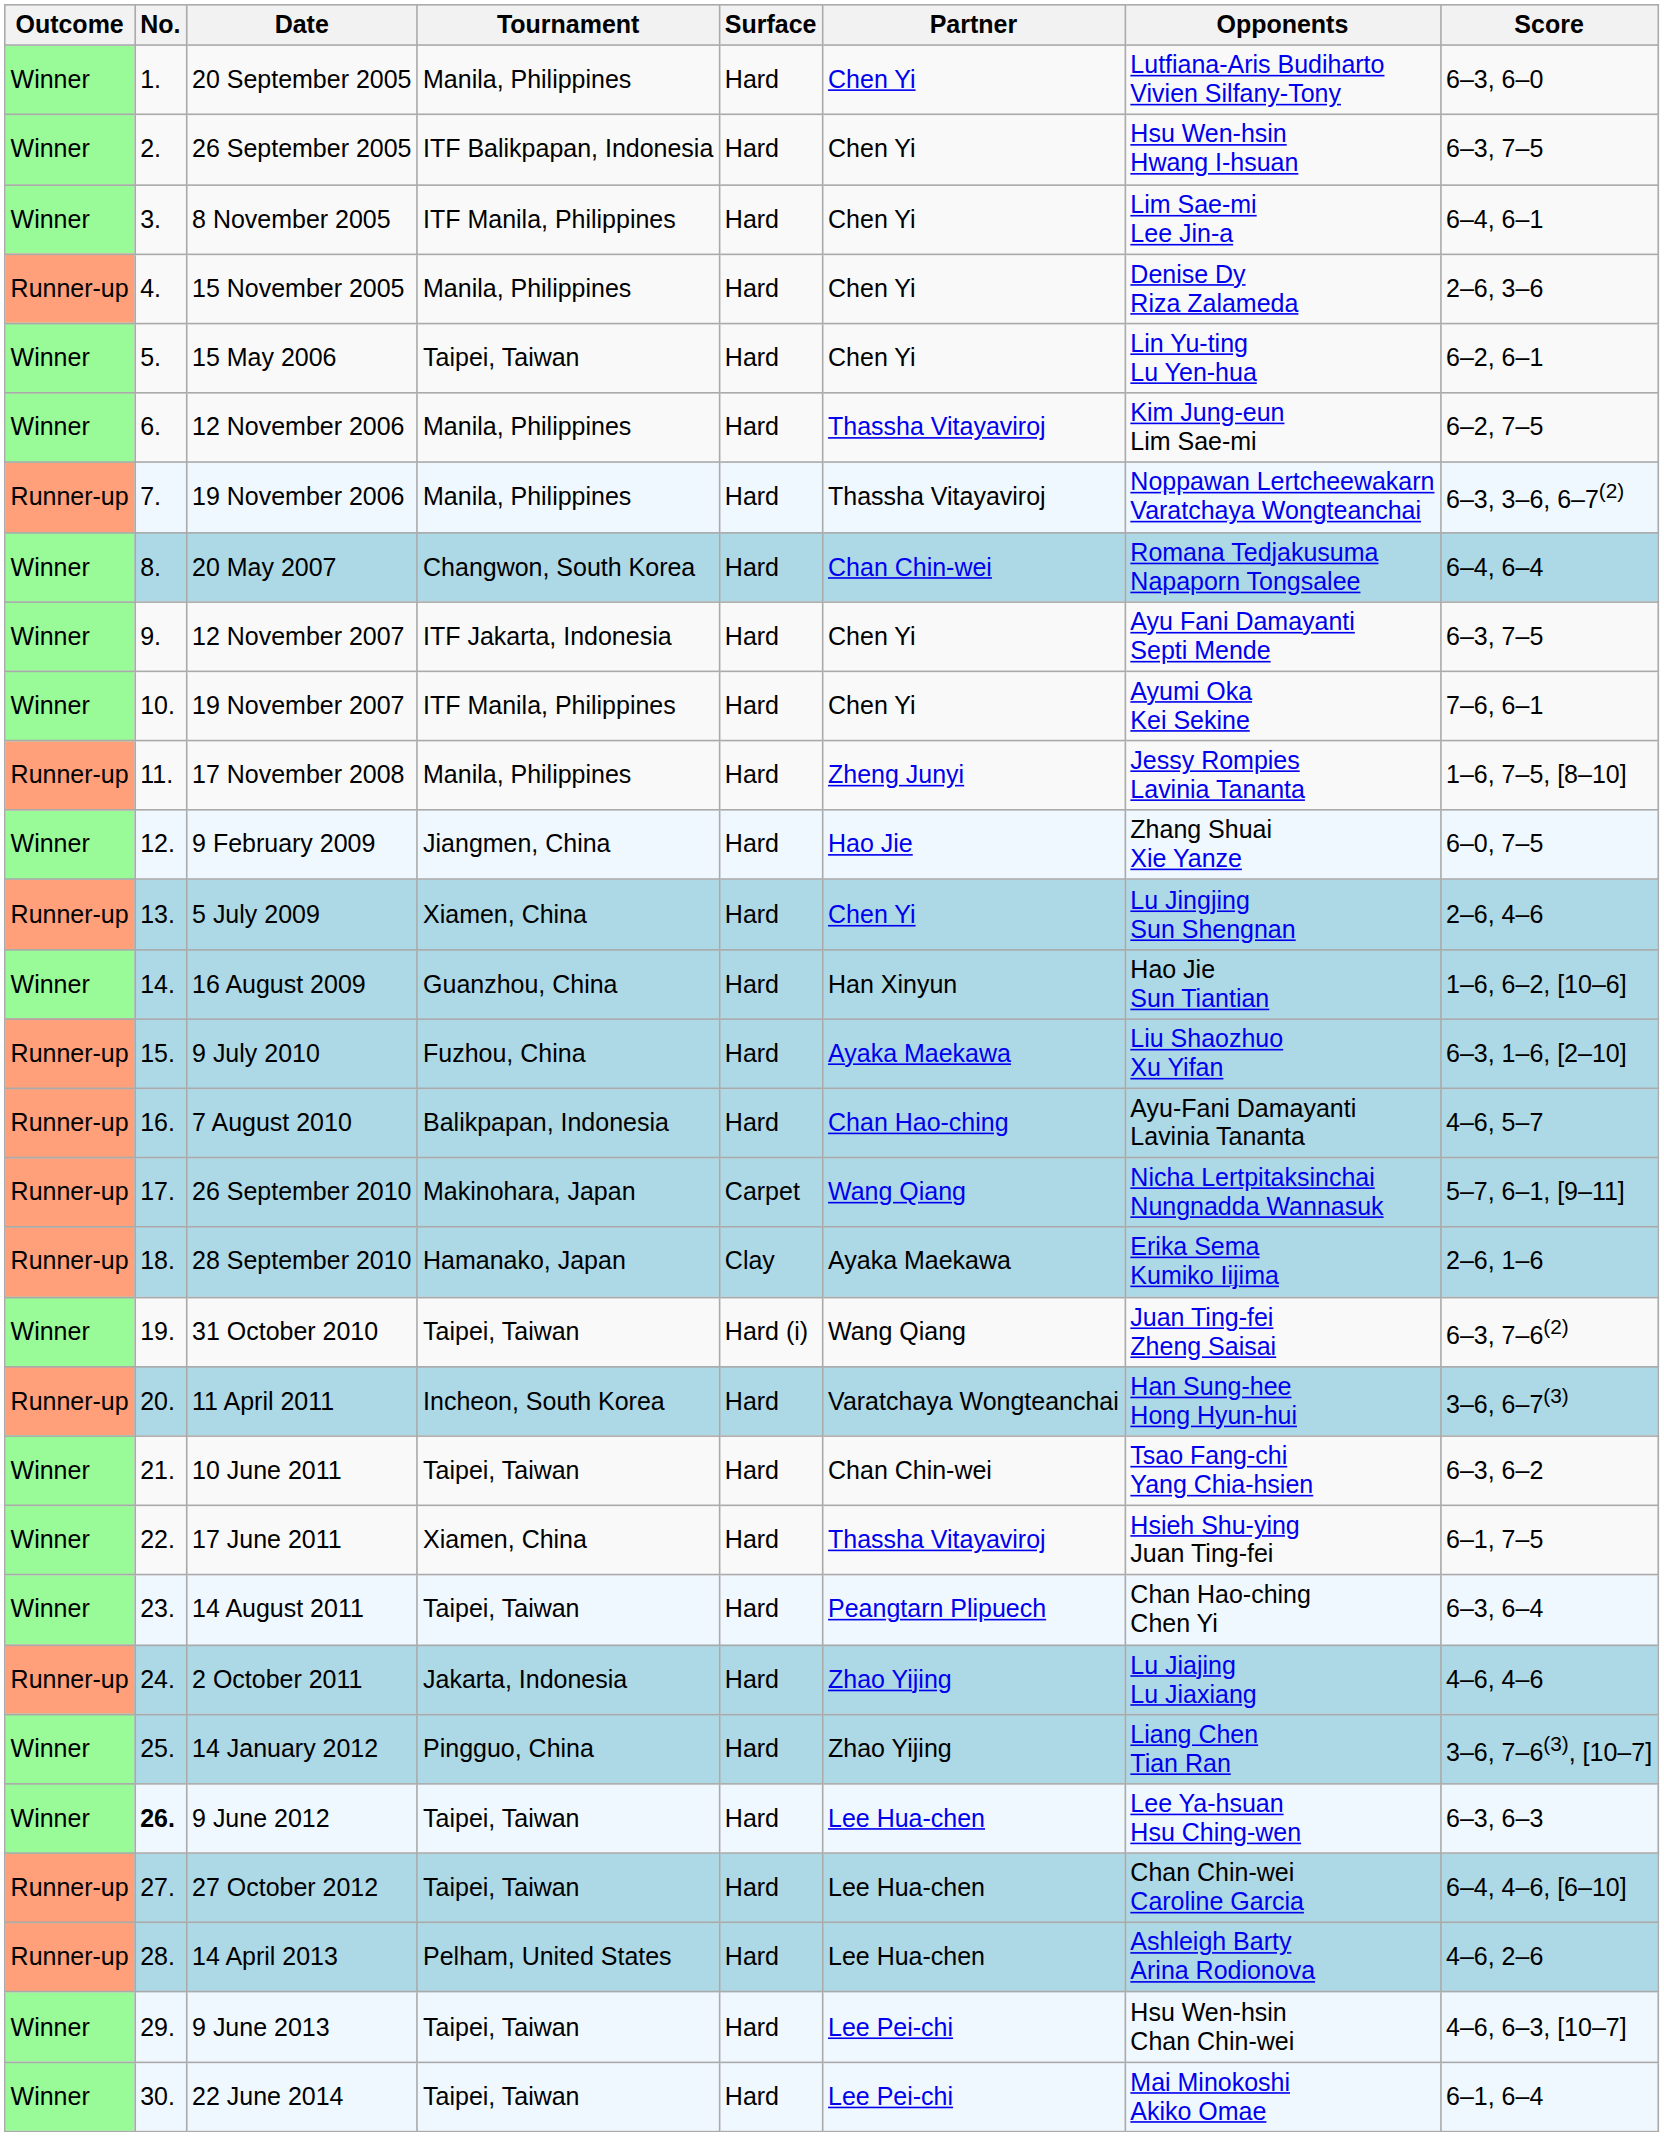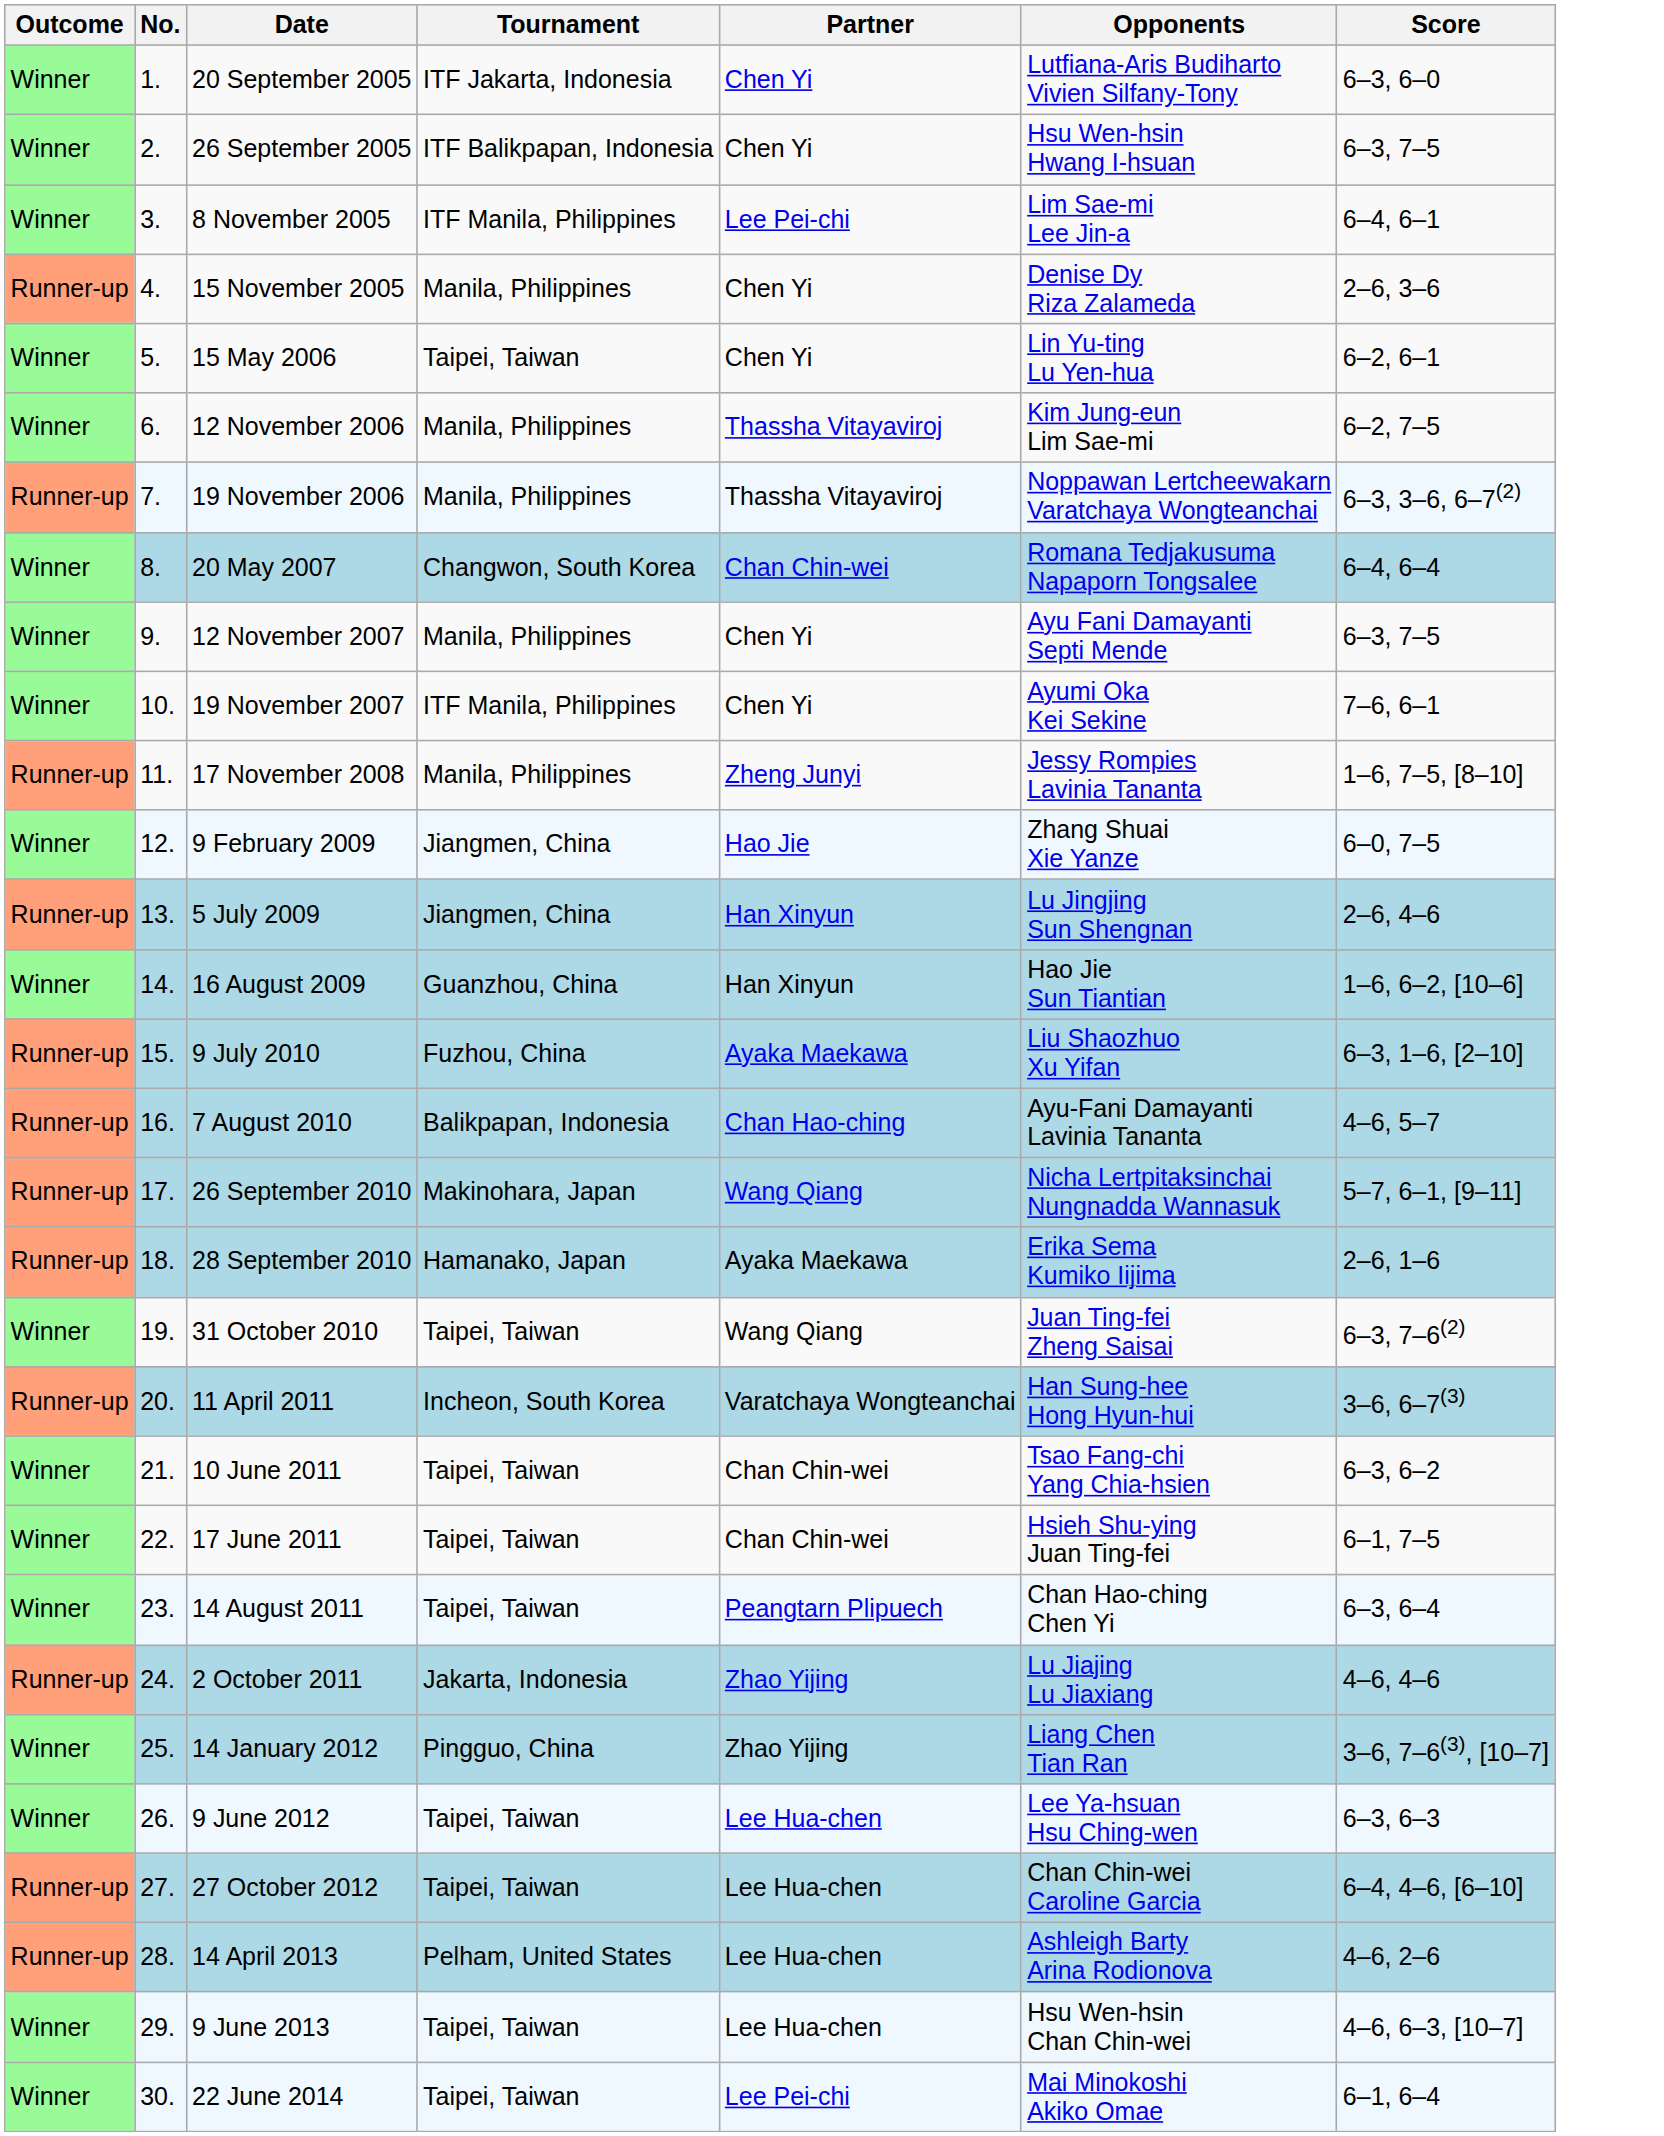- column: (771, 24)
(527, 79) Manila, Philippines -> (547, 79) ITF Jakarta, Indonesia
(872, 218) Chen Yi -> (787, 218) Lee Pei-chi
(547, 635) ITF Jakarta, Indonesia -> (527, 635) Manila, Philippines
(505, 913) Xiamen, China -> (517, 913) Jiangmen, China
(872, 913) Chen Yi -> (789, 913) Han Xinyun
(505, 1539) Xiamen, China -> (501, 1539) Taipei, Taiwan
(937, 1539) Thassha Vitayaviroj -> (807, 1539) Chan Chin-wei
(158, 1817) bold -> (158, 1817) normal
(891, 2026) Lee Pei-chi -> (803, 2026) Lee Hua-chen
